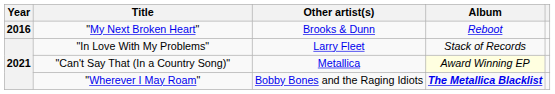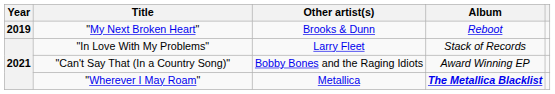(19, 30) 2016 -> (19, 30) 2019
(339, 64) Metallica -> (339, 64) Bobby Bones and the Raging Idiots
(485, 64) lightyellow background -> (485, 64) no background
(339, 81) Bobby Bones and the Raging Idiots -> (339, 81) Metallica
